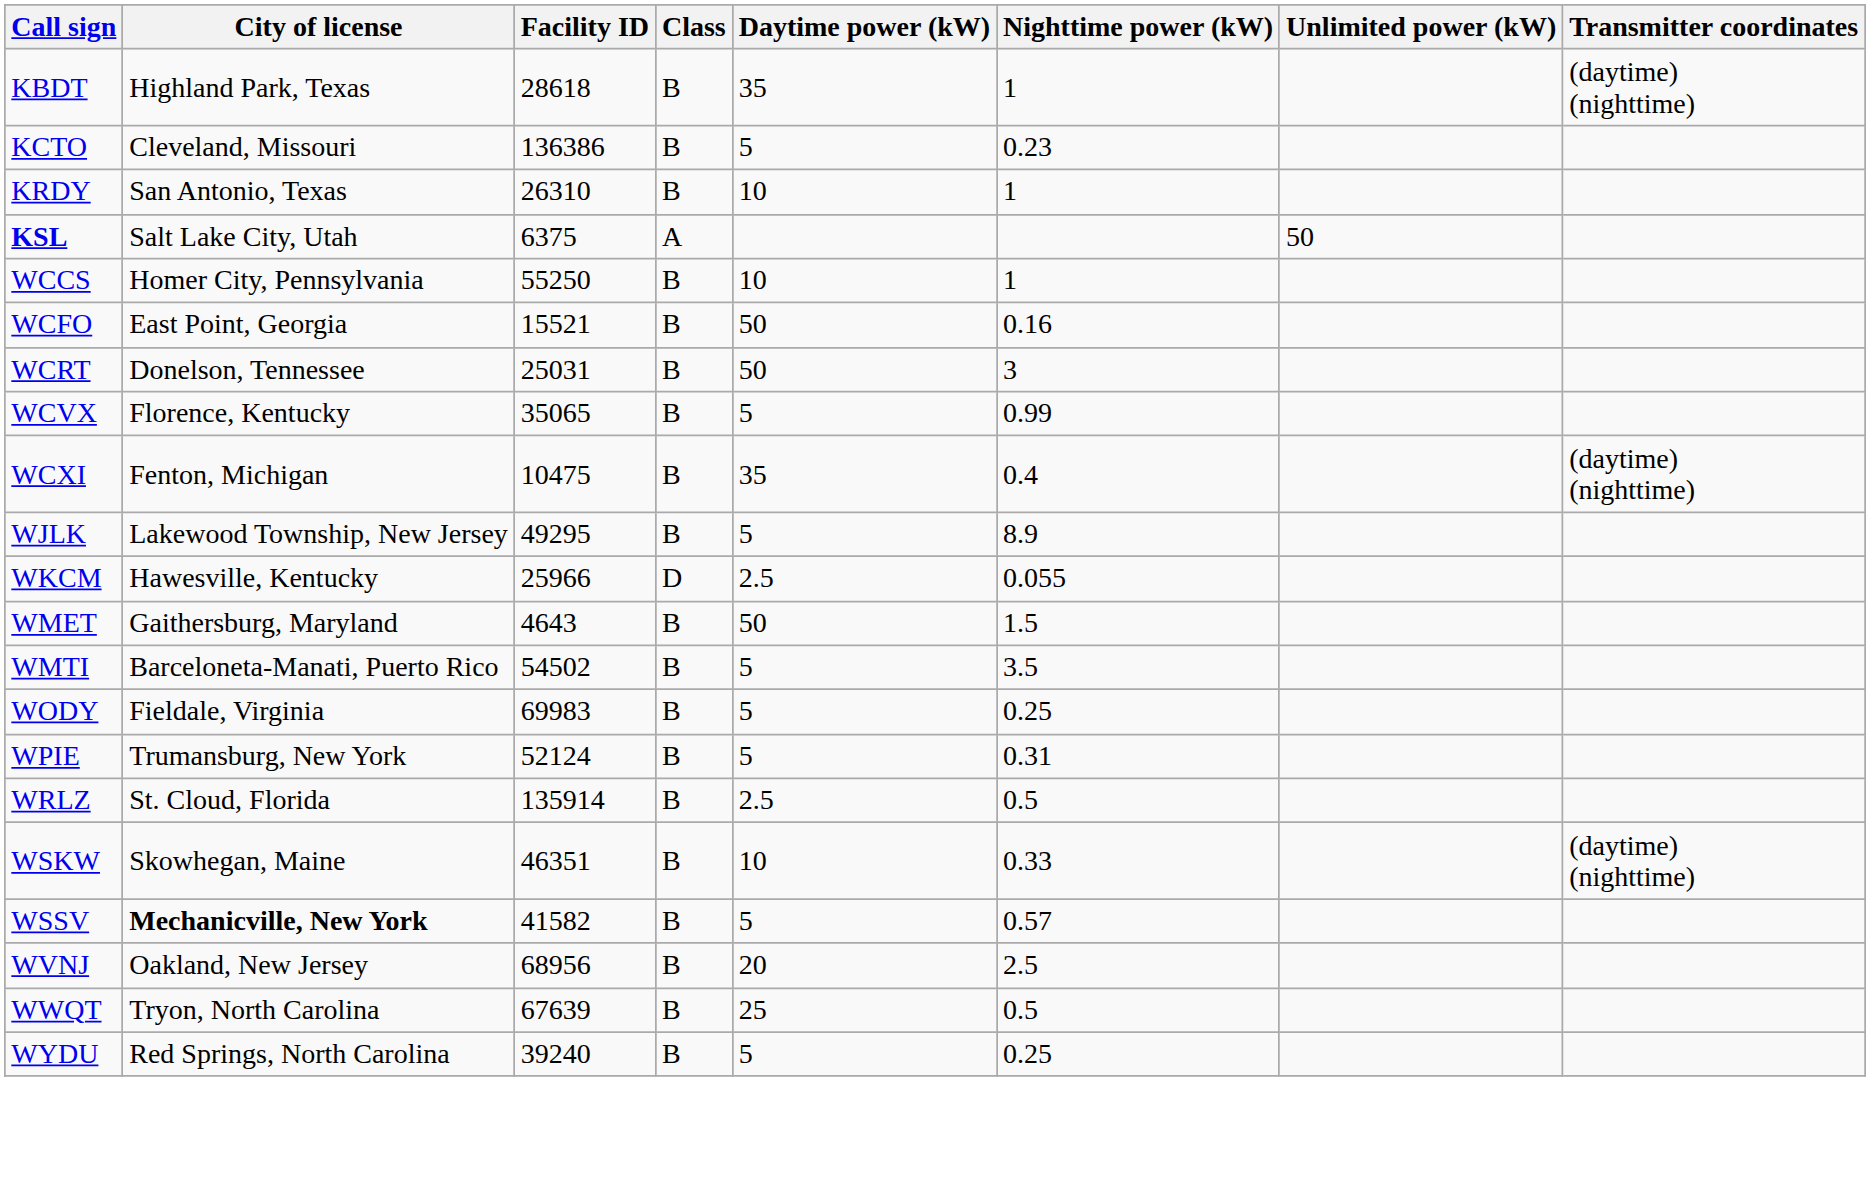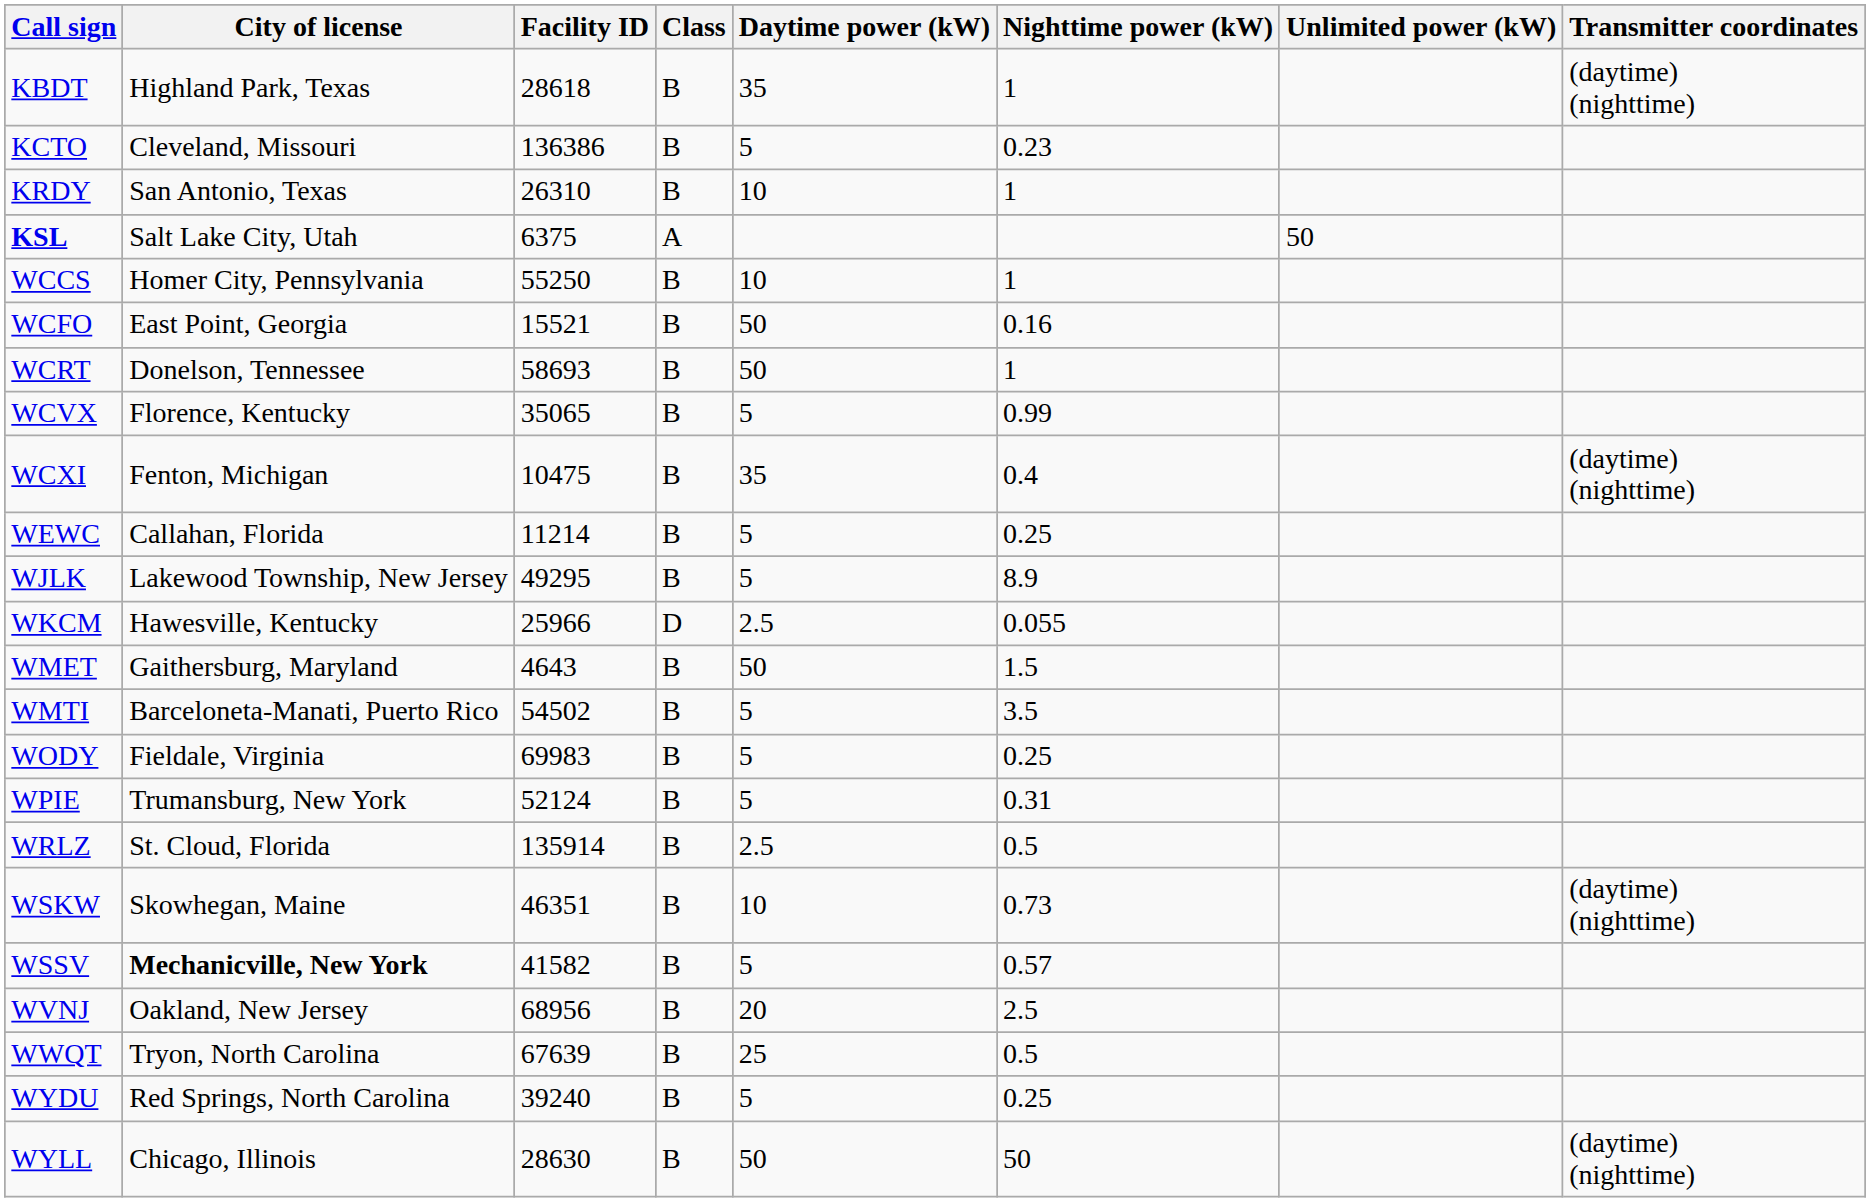(556, 369) 25031 -> (556, 369) 58693
(1010, 369) 3 -> (1010, 369) 1
+ row: (56, 533)
(1028, 860) 0.33 -> (1028, 904) 0.73
+ row: (52, 1158)
